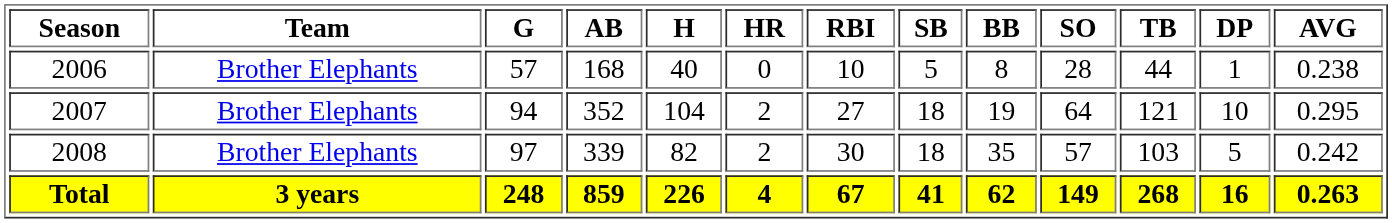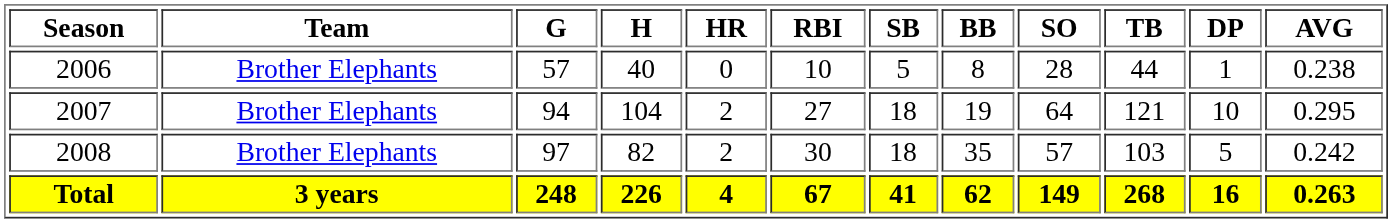- column: (604, 27)
